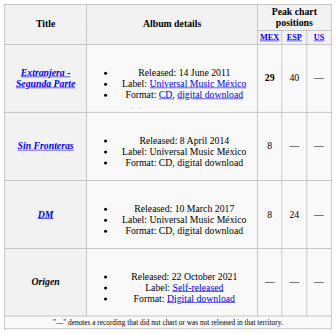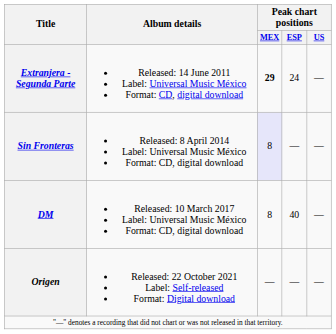(294, 78) 40 -> (294, 78) 24
(270, 146) no background -> (270, 146) lavender background
(294, 214) 24 -> (294, 214) 40
